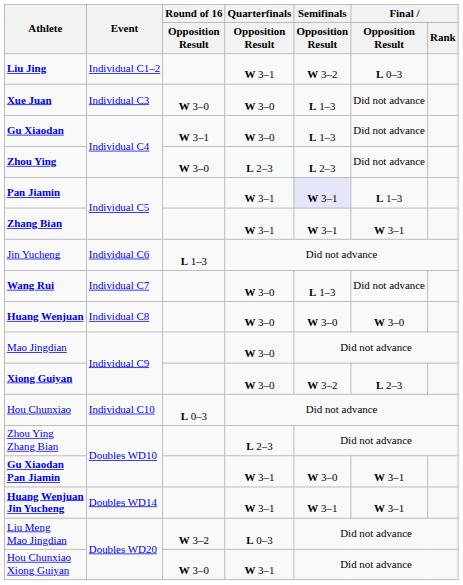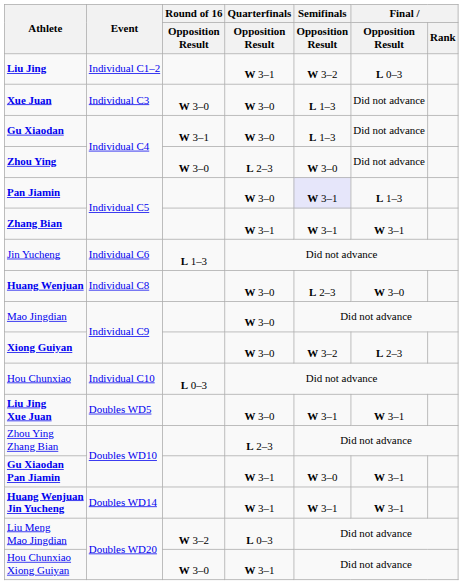(322, 168) L 2–3 -> (322, 168) W 3–0
(259, 199) W 3–1 -> (259, 199) W 3–0
- row: (30, 286)
(322, 323) W 3–0 -> (322, 292) L 2–3
+ row: (29, 410)
